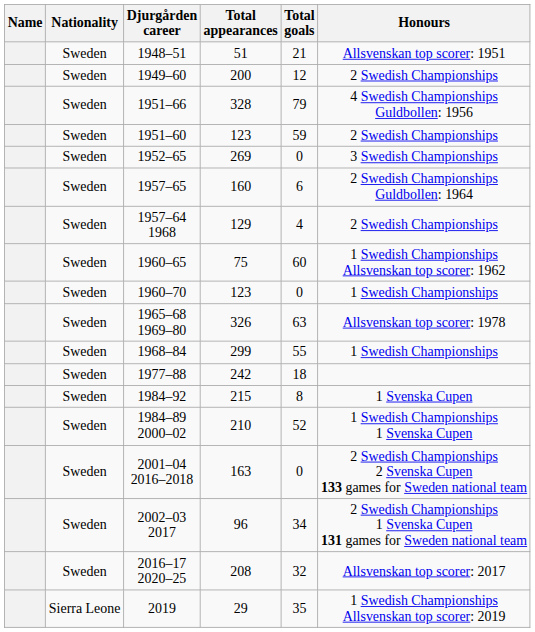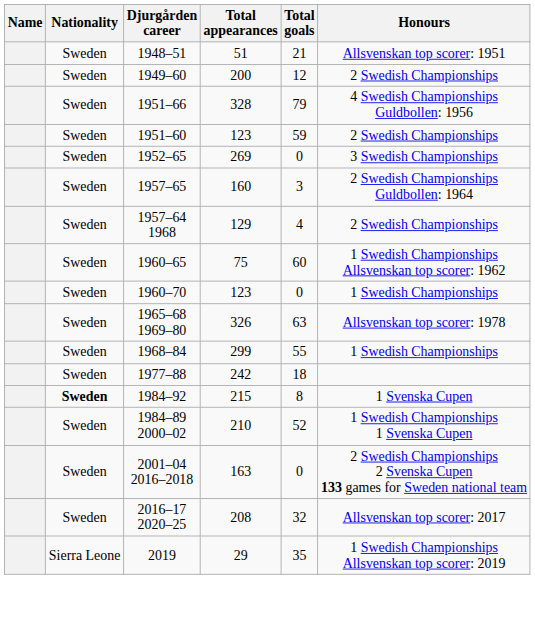(299, 187) 6 -> (299, 187) 3
(85, 396) normal -> (85, 396) bold
- row: (162, 525)
